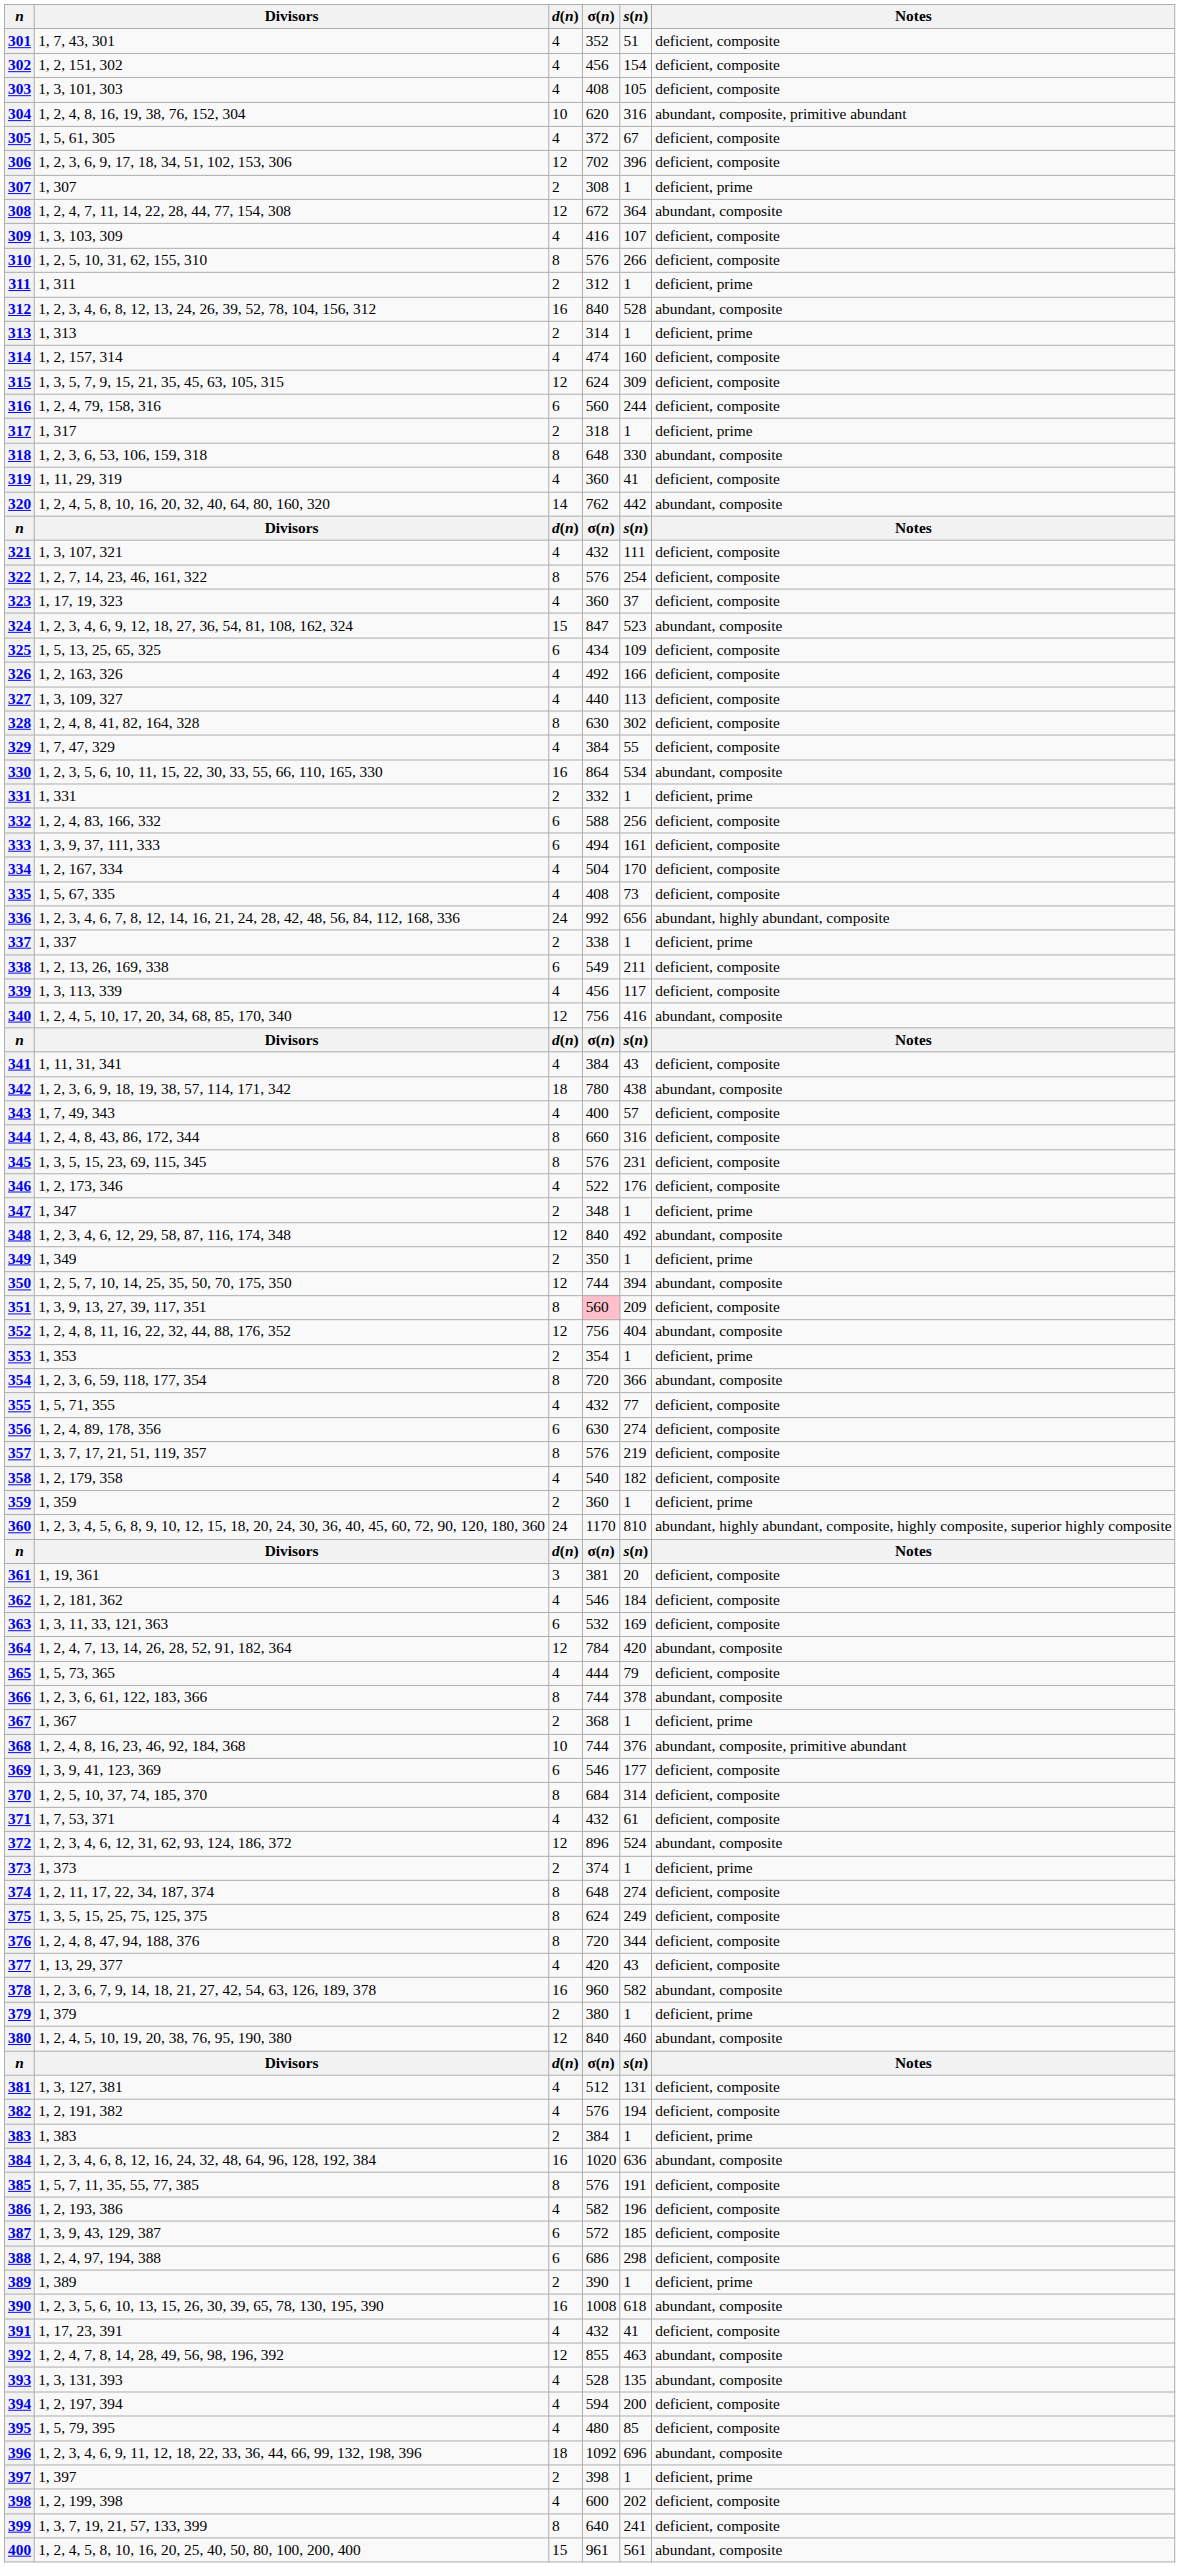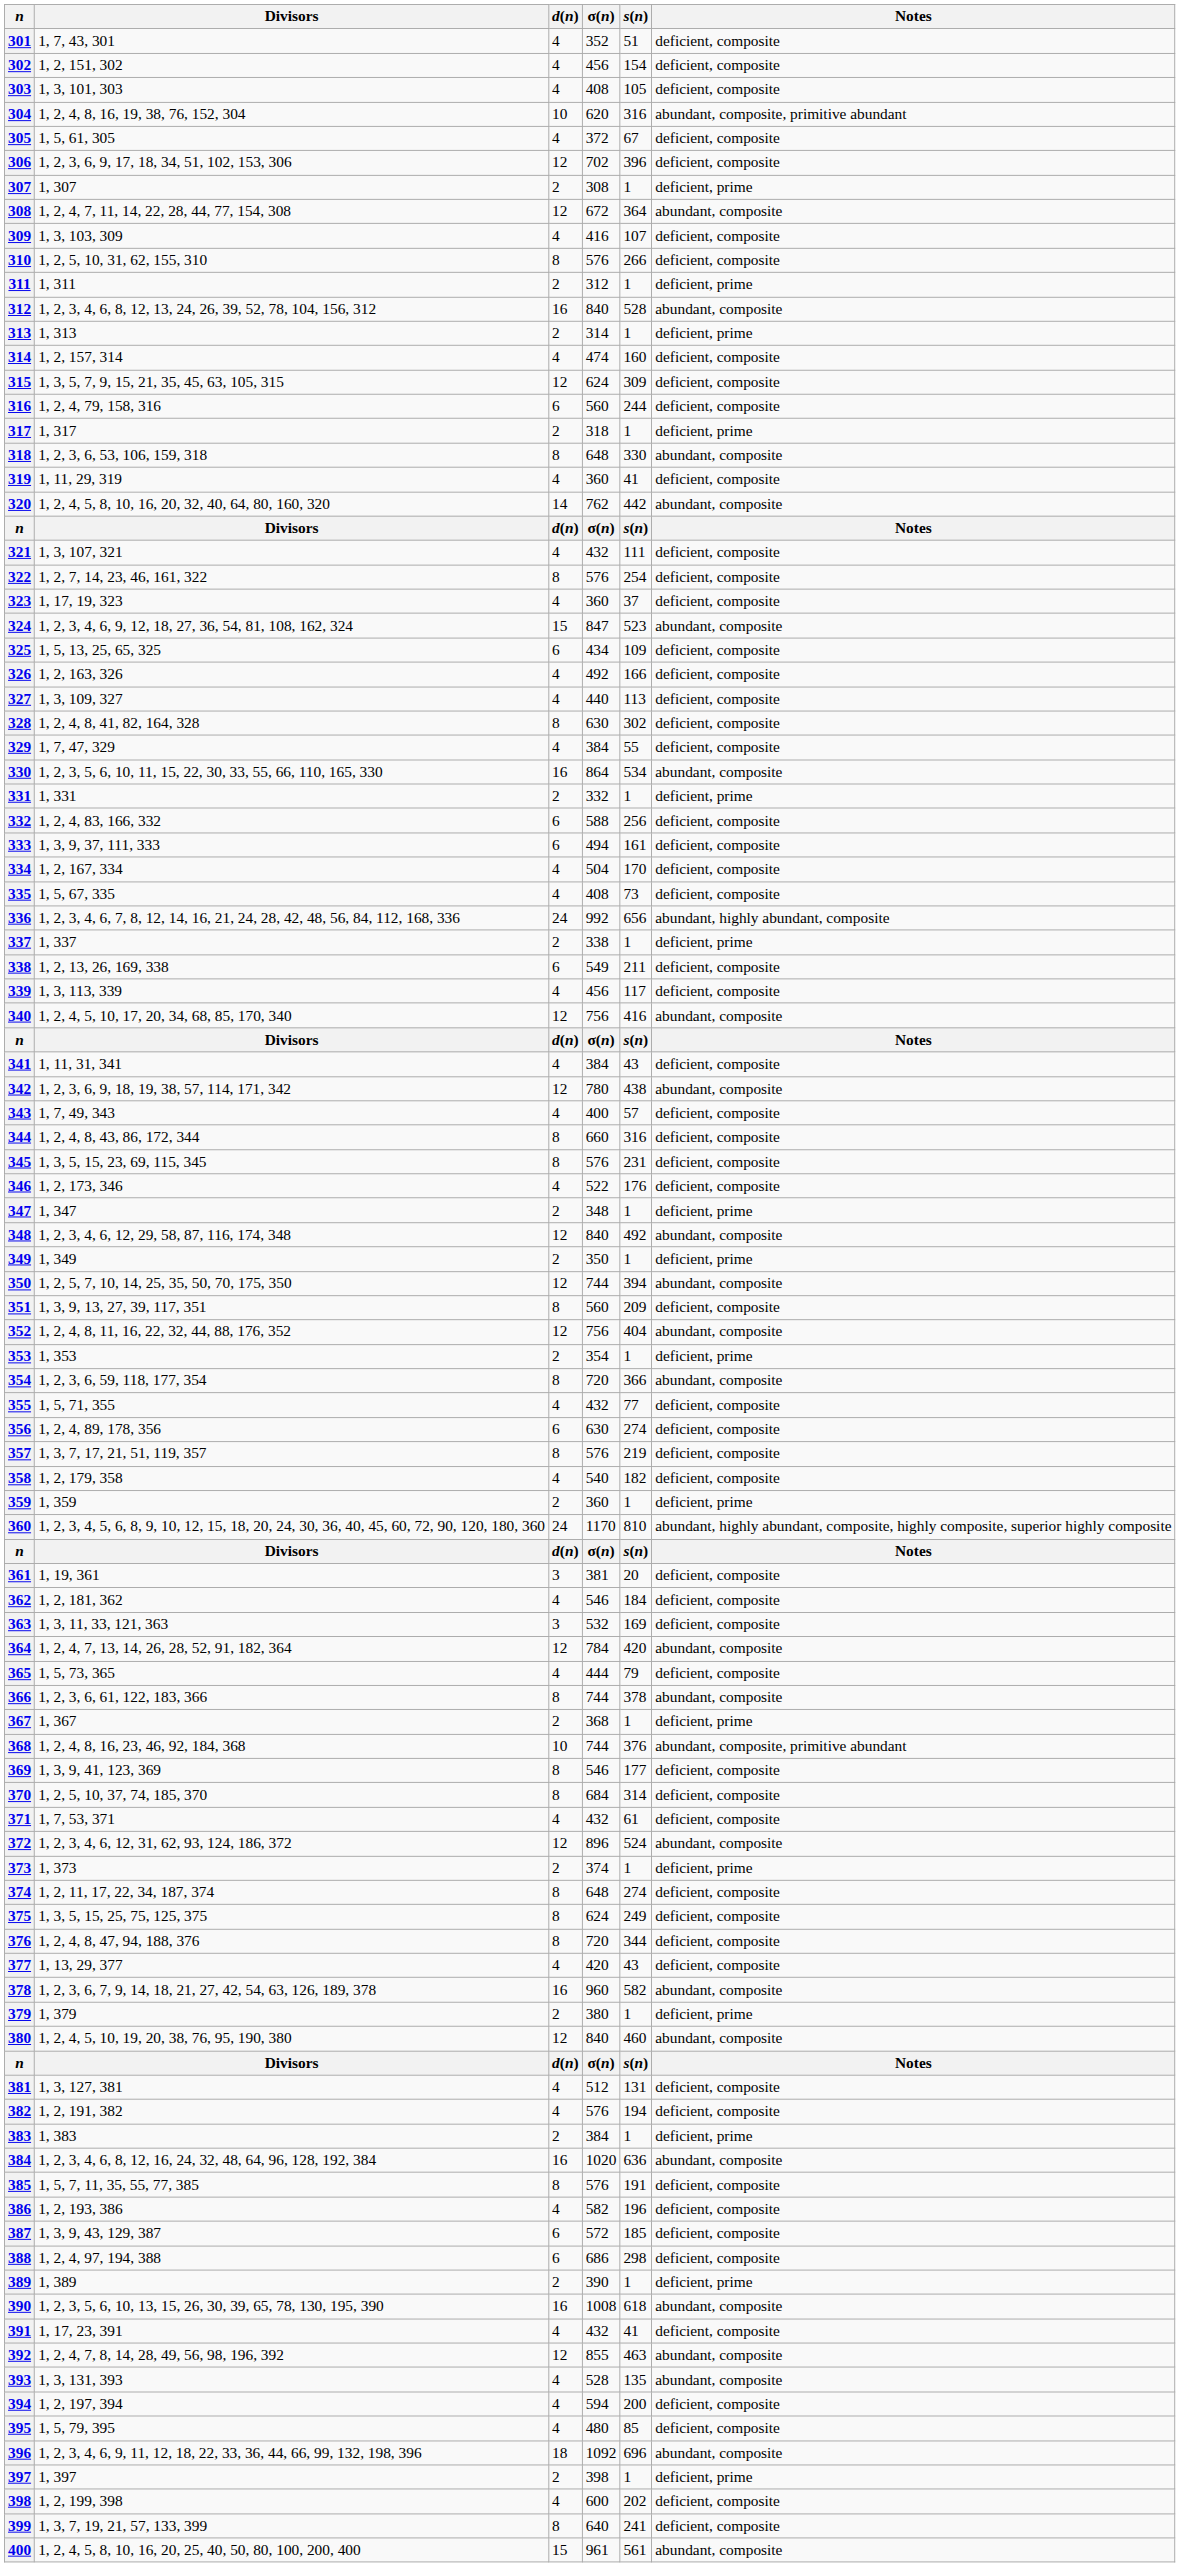(560, 1088) 18 -> (560, 1088) 12
(597, 1307) pink background -> (597, 1307) no background
(556, 1624) 6 -> (556, 1624) 3
(556, 1770) 6 -> (556, 1770) 8
